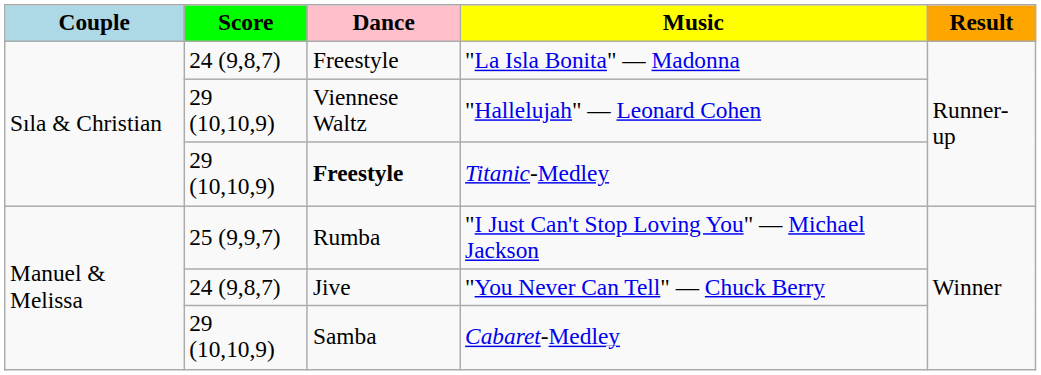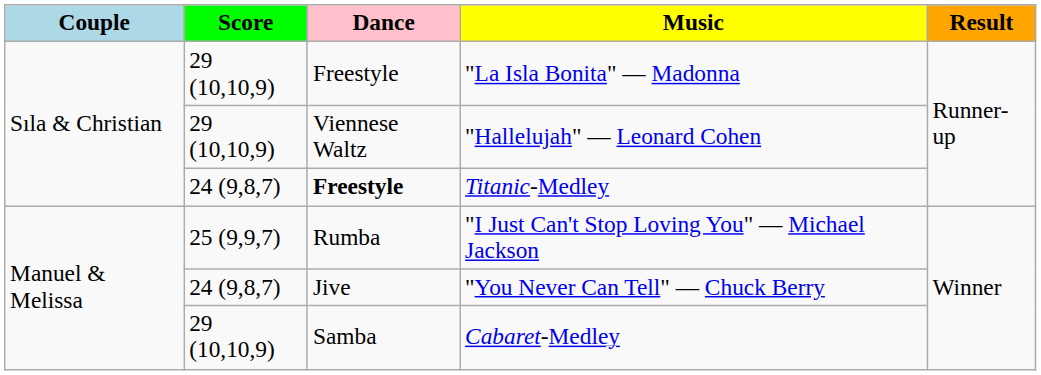(235, 60) 24 (9,8,7) -> (232, 73) 29 (10,10,9)
(232, 173) 29 (10,10,9) -> (235, 186) 24 (9,8,7)
